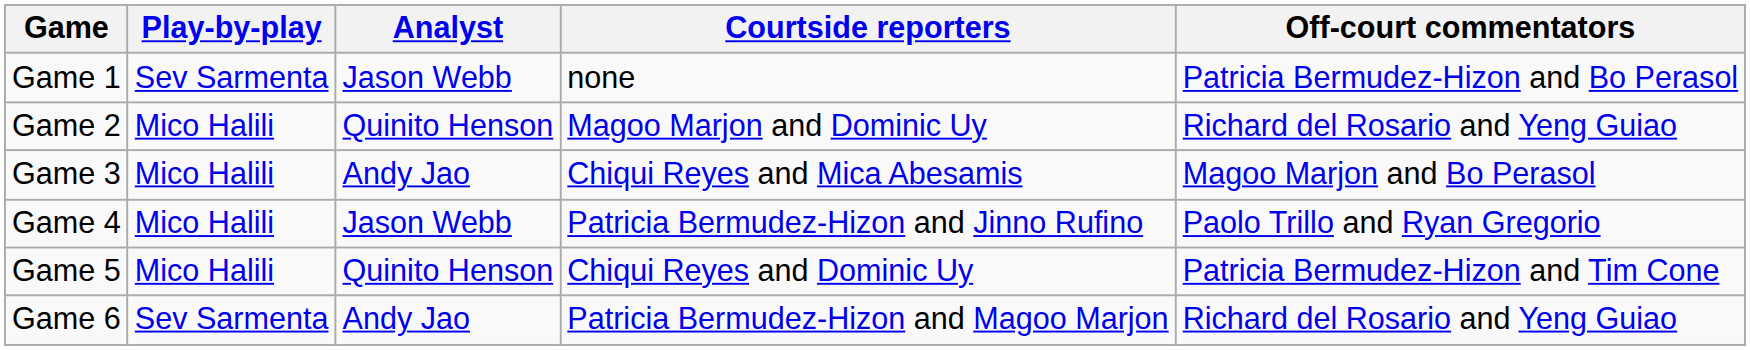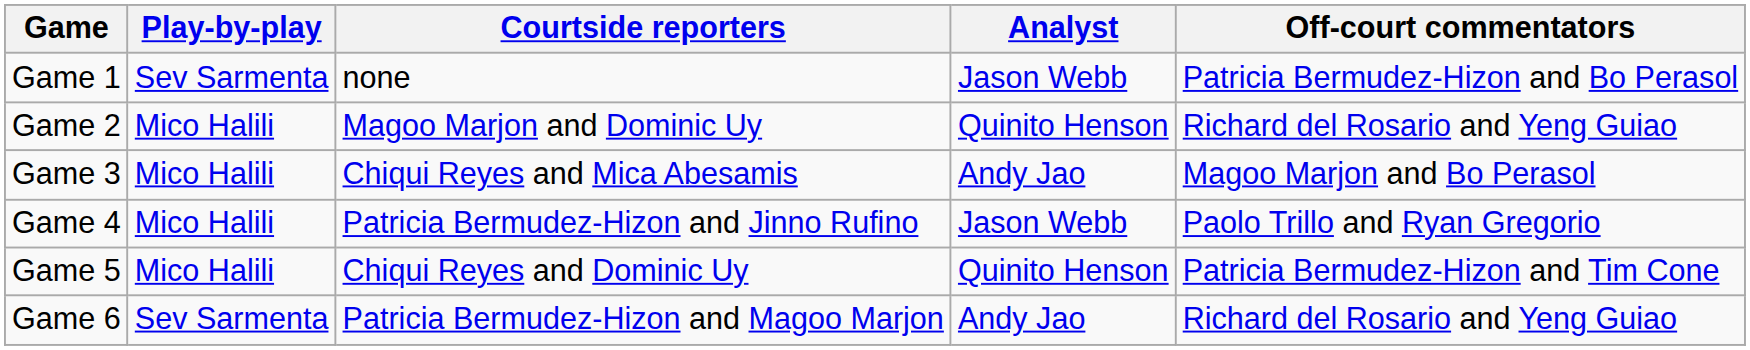columns swapped: (448, 28) <-> (868, 28)
